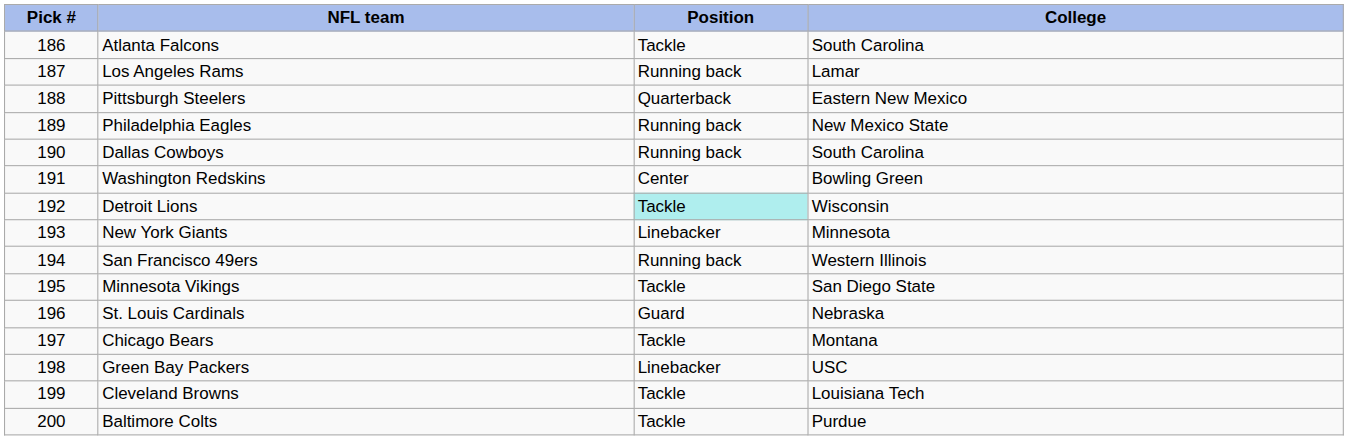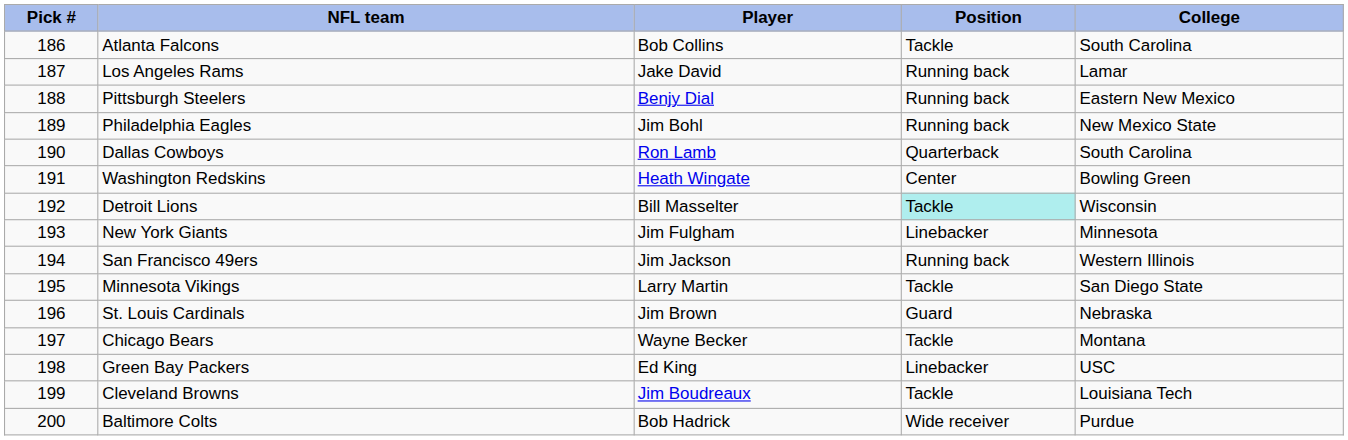+ column: (768, 17)
(684, 98) Quarterback -> (957, 98) Running back
(690, 152) Running back -> (952, 152) Quarterback
(662, 421) Tackle -> (957, 421) Wide receiver
